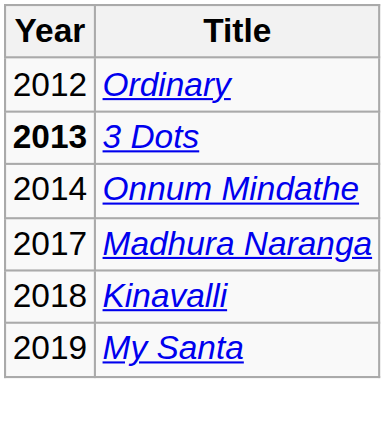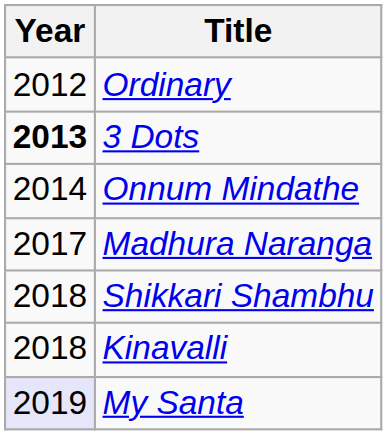+ row: (238, 296)
(50, 349) no background -> (50, 402) lavender background
